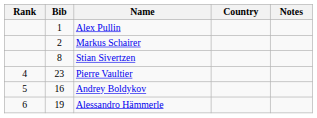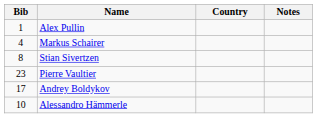- column: (25, 12)
(59, 43) 2 -> (21, 43) 4
(59, 89) 16 -> (21, 89) 17
(59, 105) 19 -> (21, 105) 10
